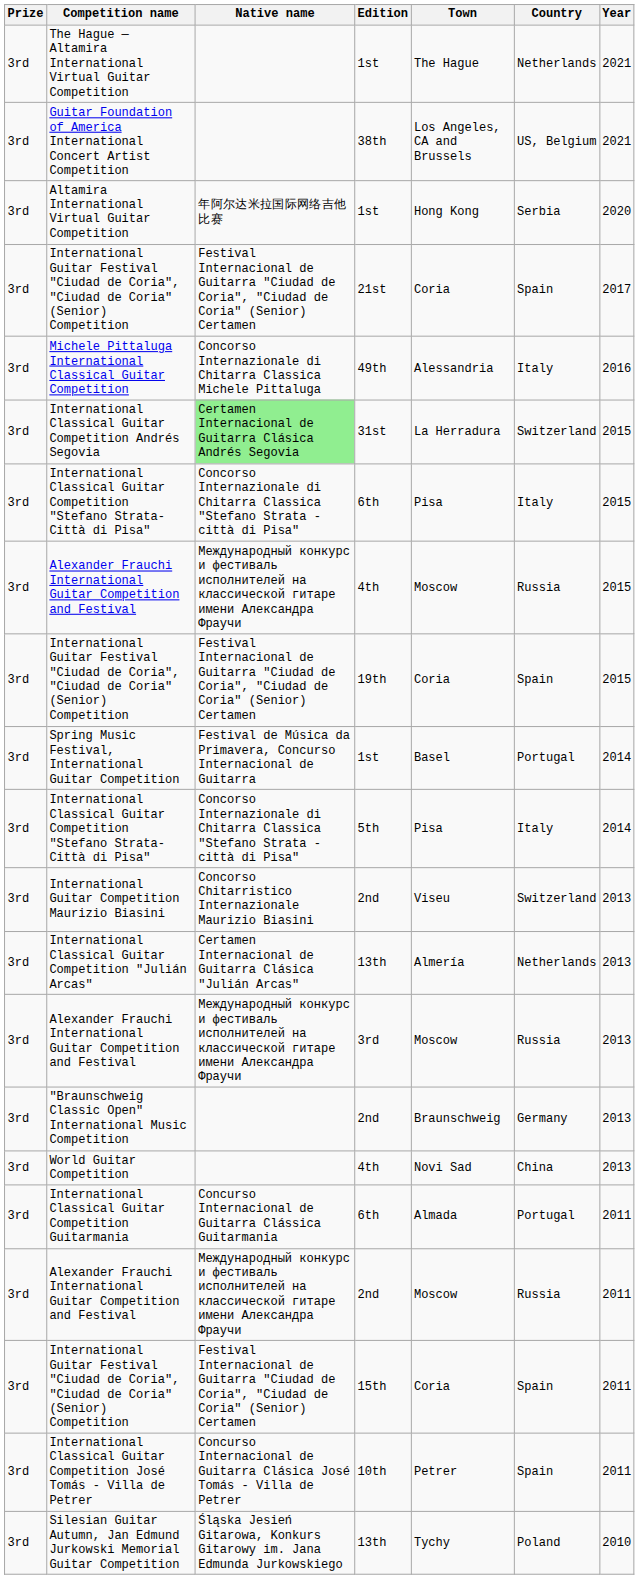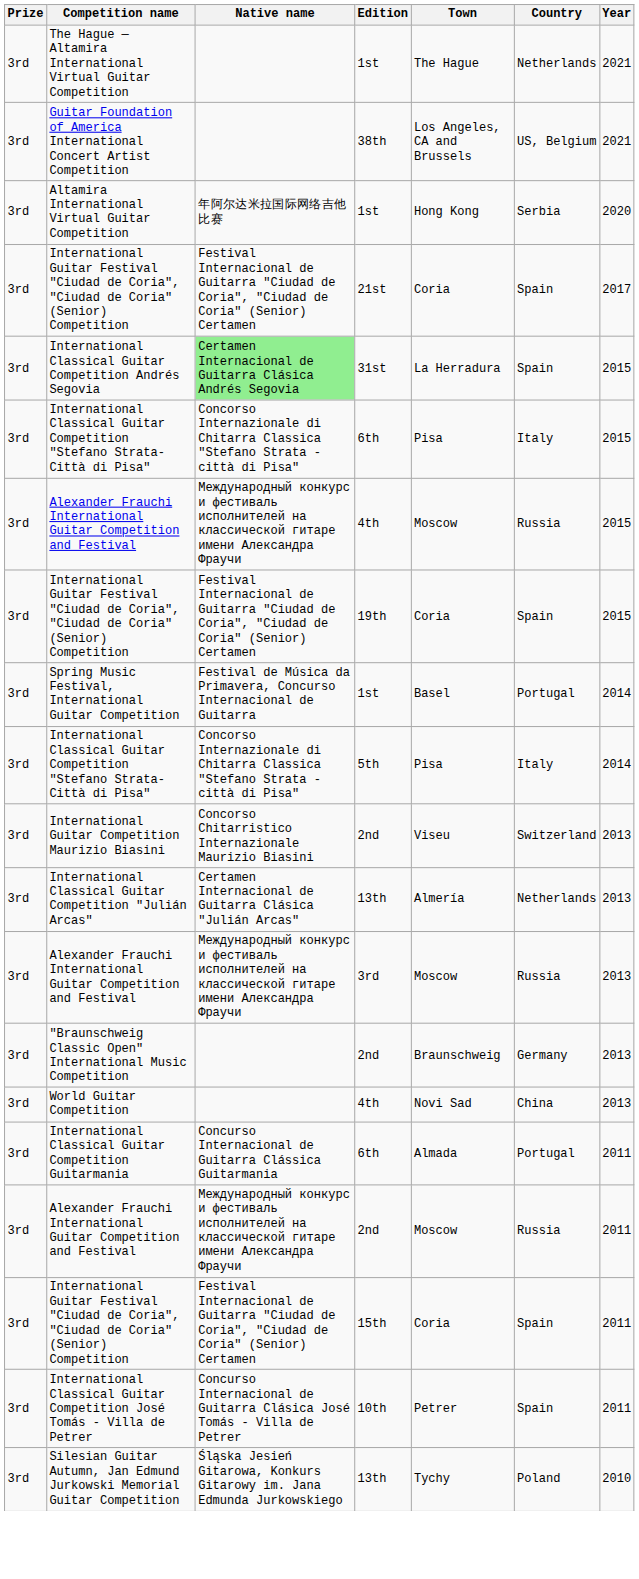- row: (111, 368)
(557, 431) Switzerland -> (535, 368) Spain
